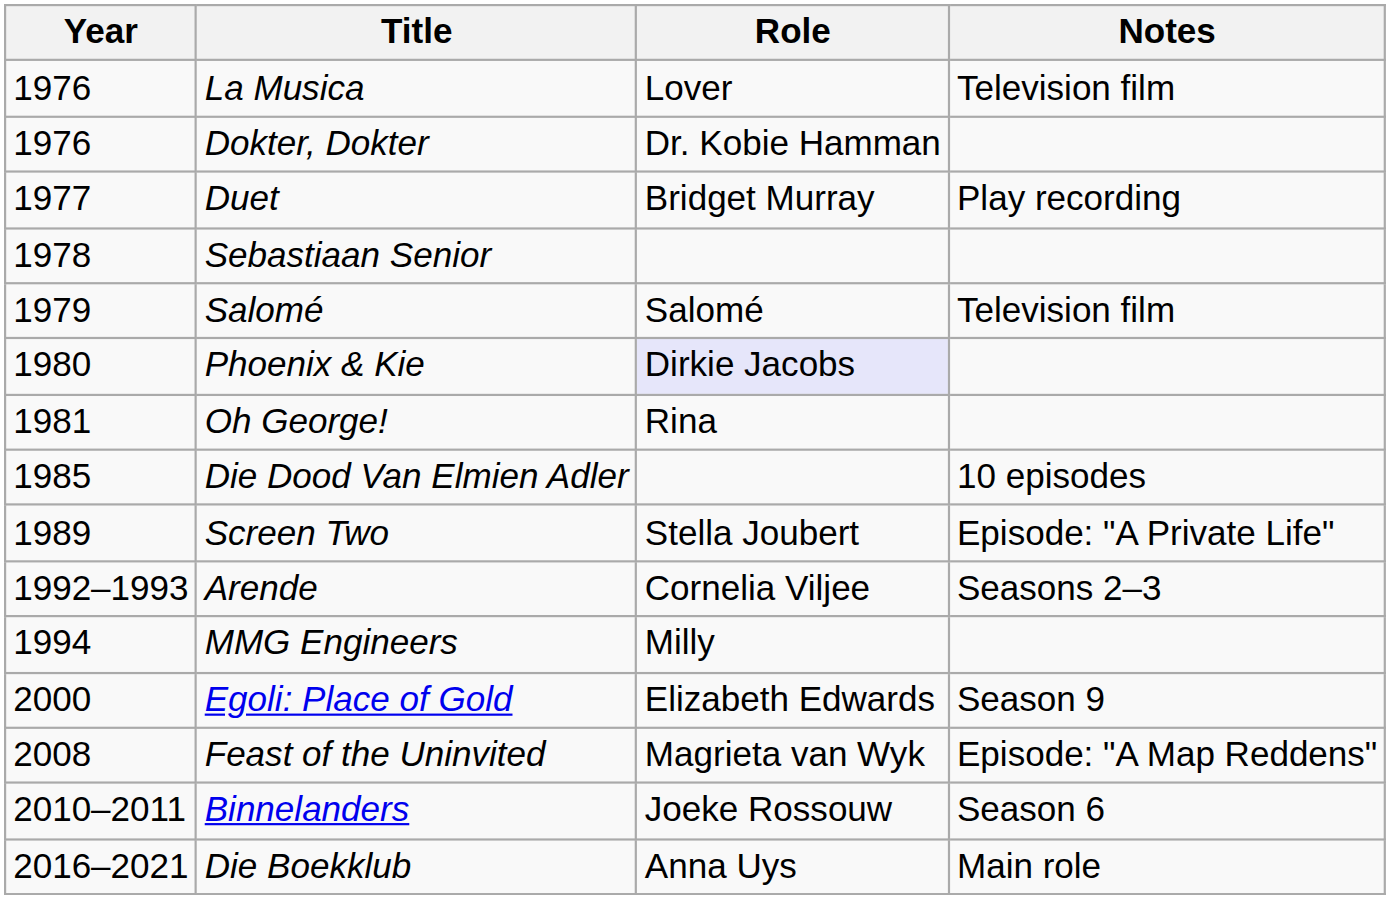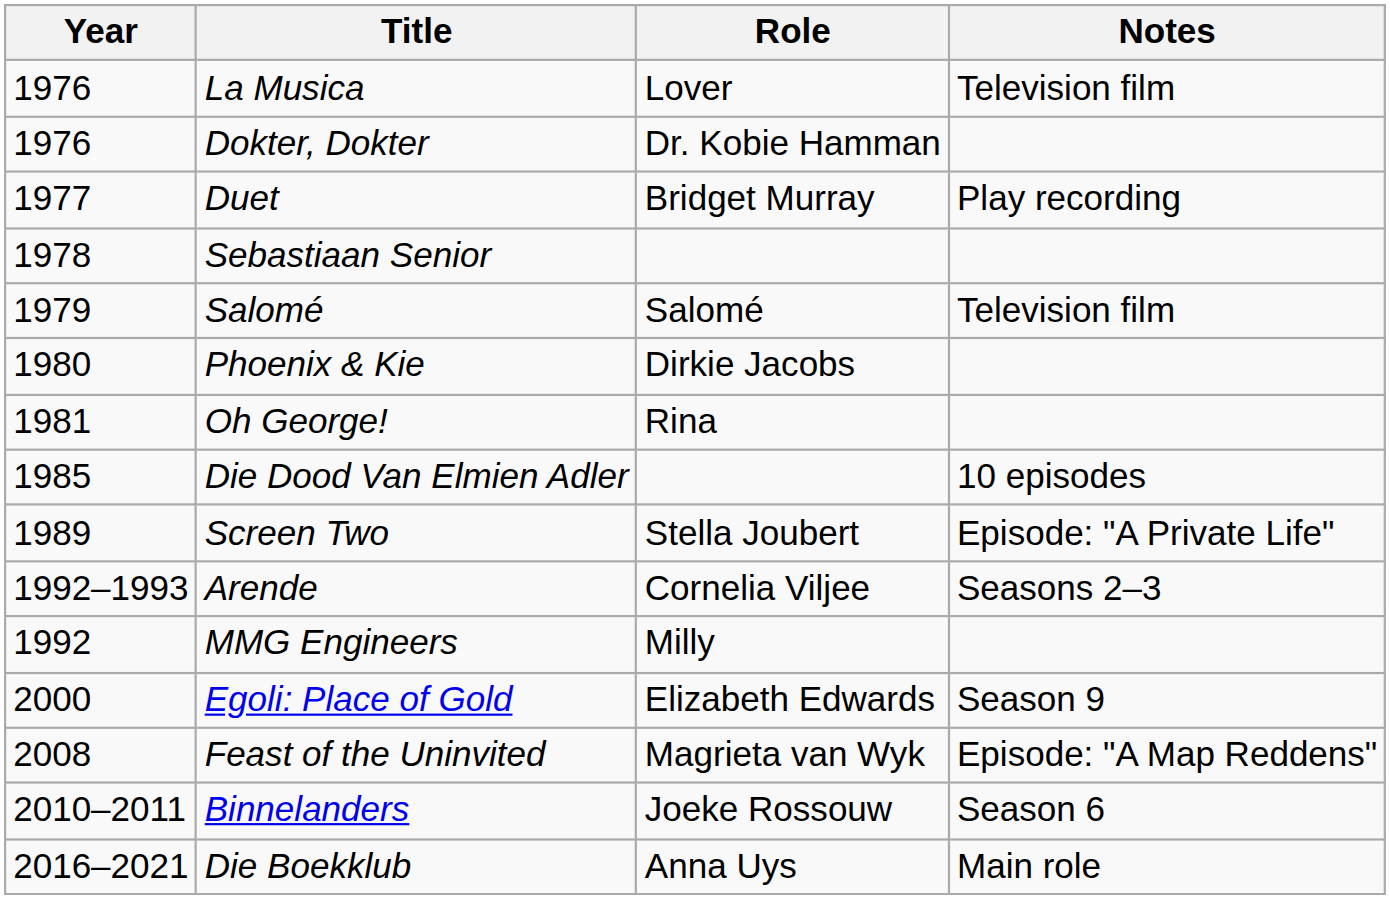(750, 365) lavender background -> (750, 365) no background
(52, 643) 1994 -> (52, 643) 1992
